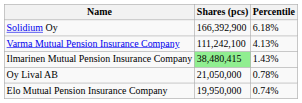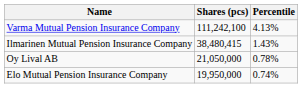- row: (32, 28)
(219, 59) lightgreen background -> (219, 43) no background
